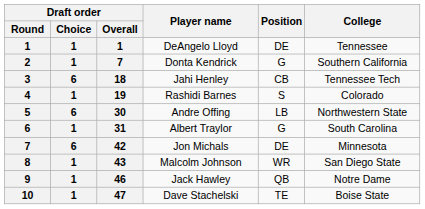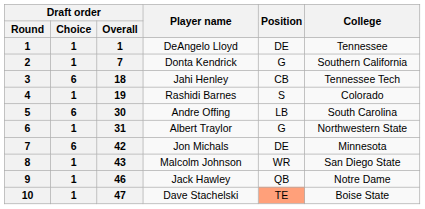(362, 112) Northwestern State -> (362, 112) South Carolina
(362, 129) South Carolina -> (362, 129) Northwestern State
(282, 195) no background -> (282, 195) lightsalmon background
